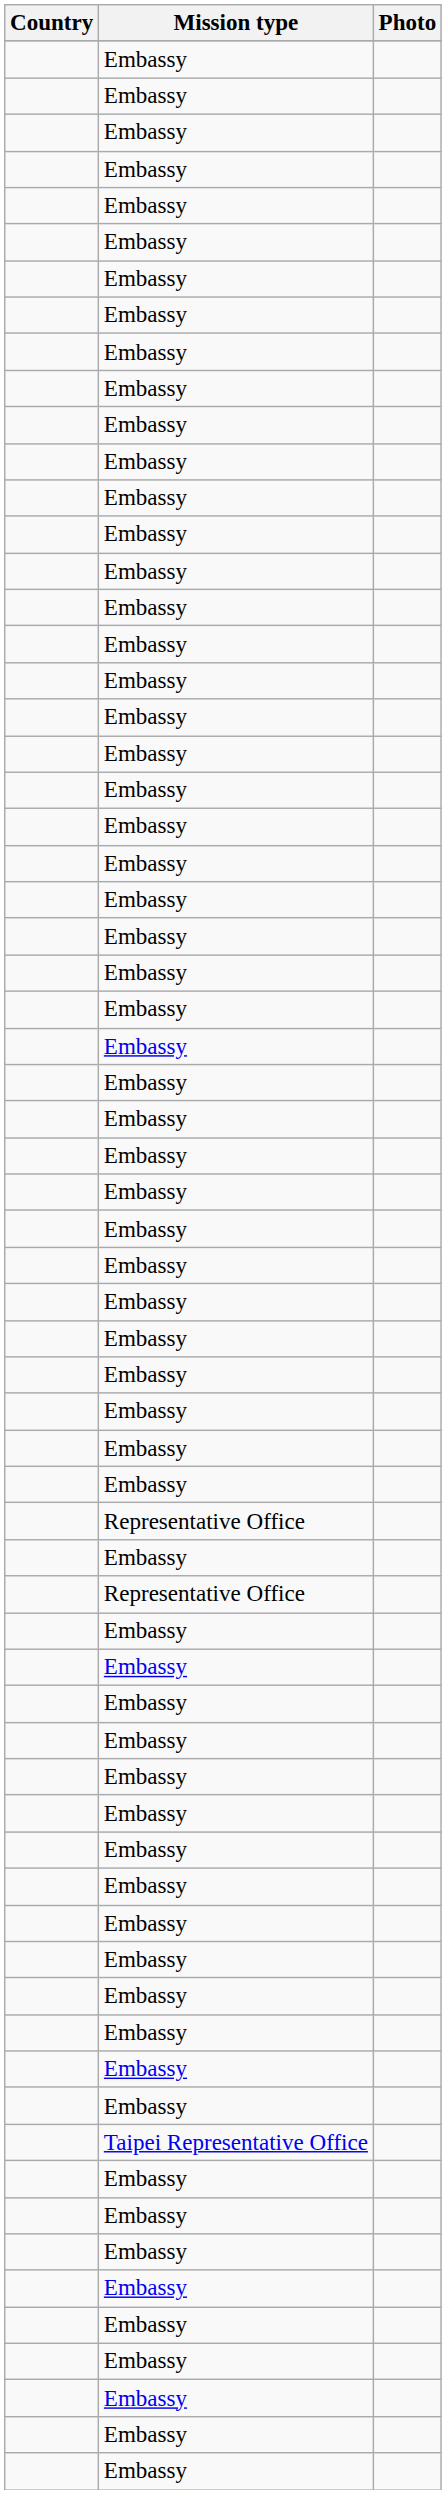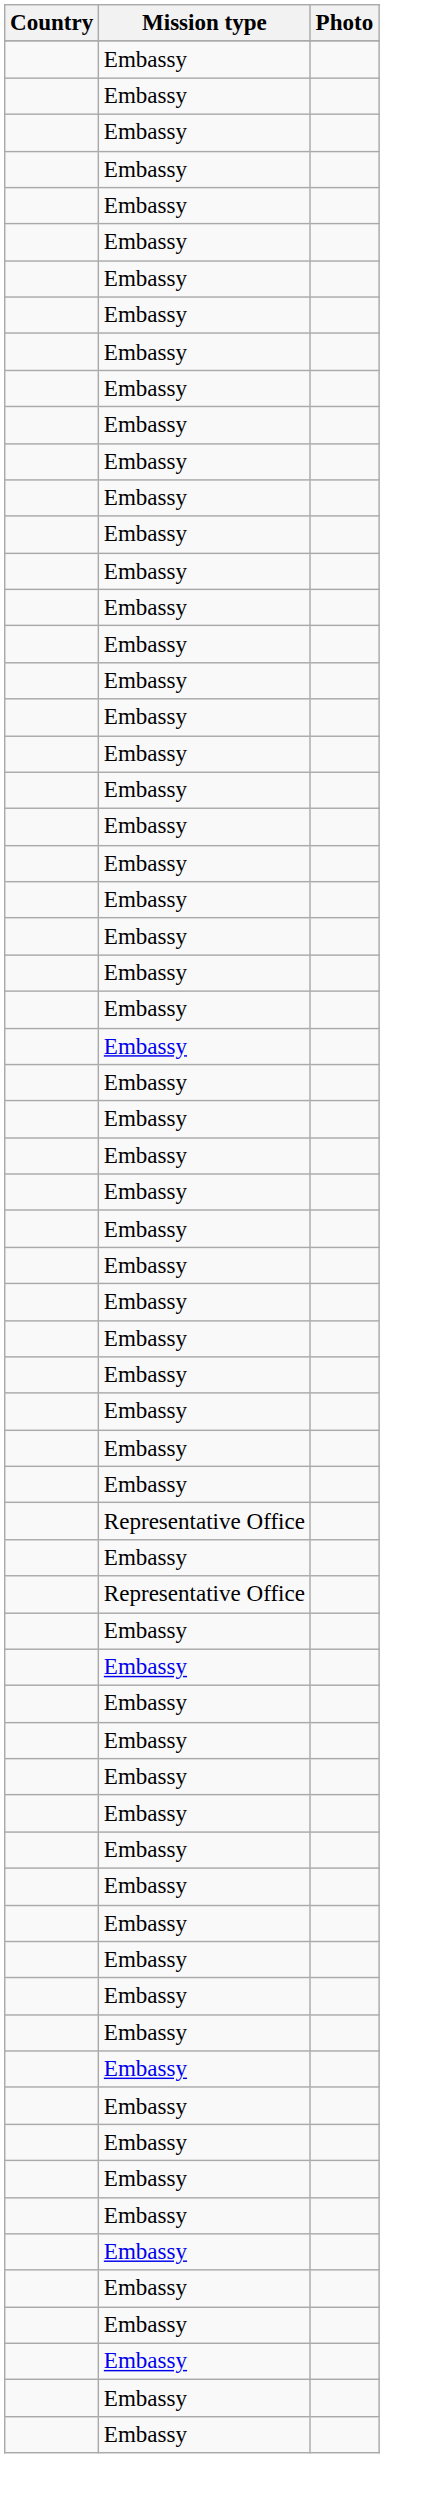- row: (52, 2142)
